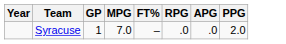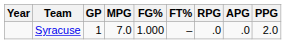+ column: (150, 13)
